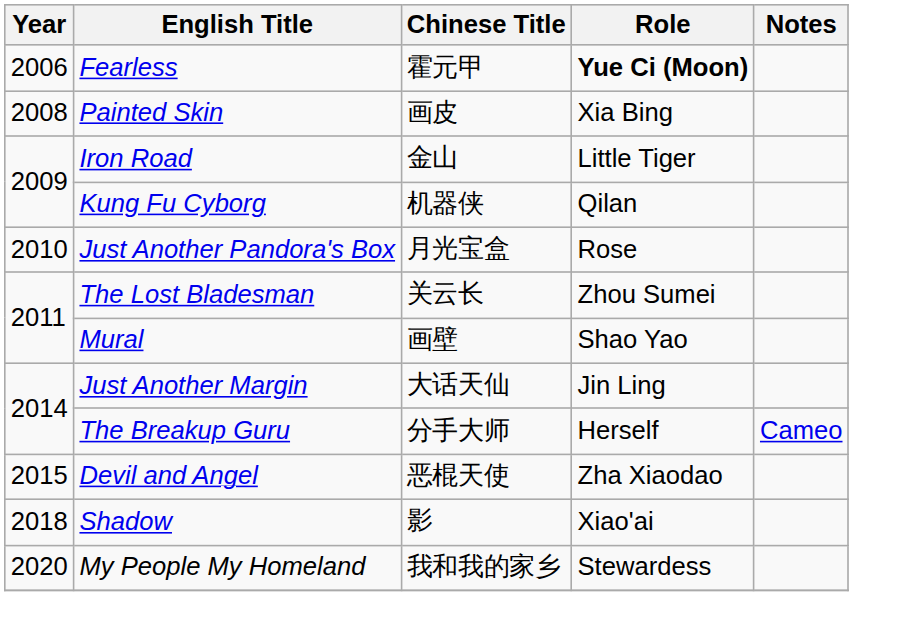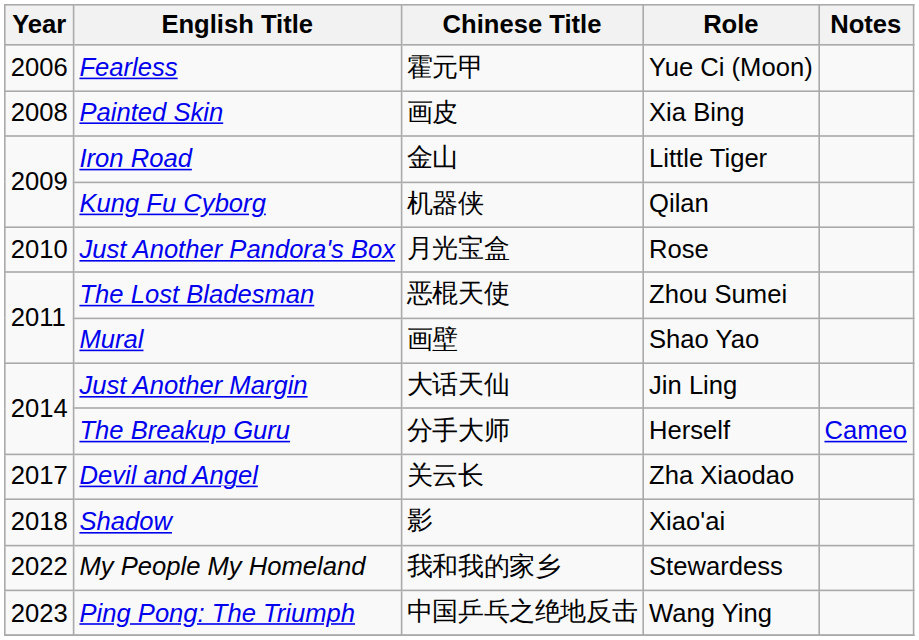(663, 67) bold -> (731, 67) normal
(445, 294) 关云长 -> (458, 294) 恶棍天使
(39, 476) 2015 -> (39, 476) 2017
(458, 475) 恶棍天使 -> (445, 475) 关云长
(39, 567) 2020 -> (39, 567) 2022
+ row: (217, 612)
